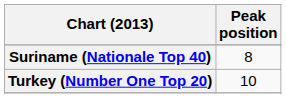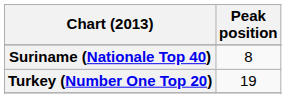(248, 81) 10 -> (248, 81) 19
